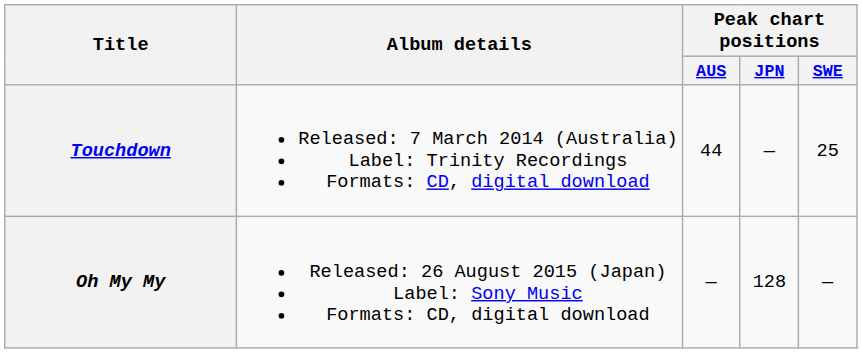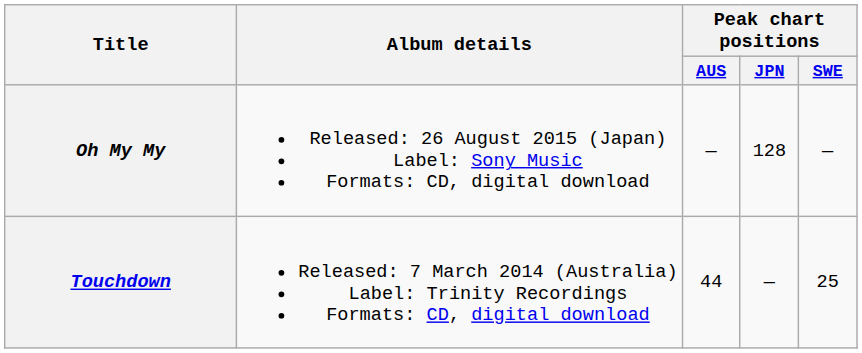rows swapped: (121, 150) <-> (121, 282)
